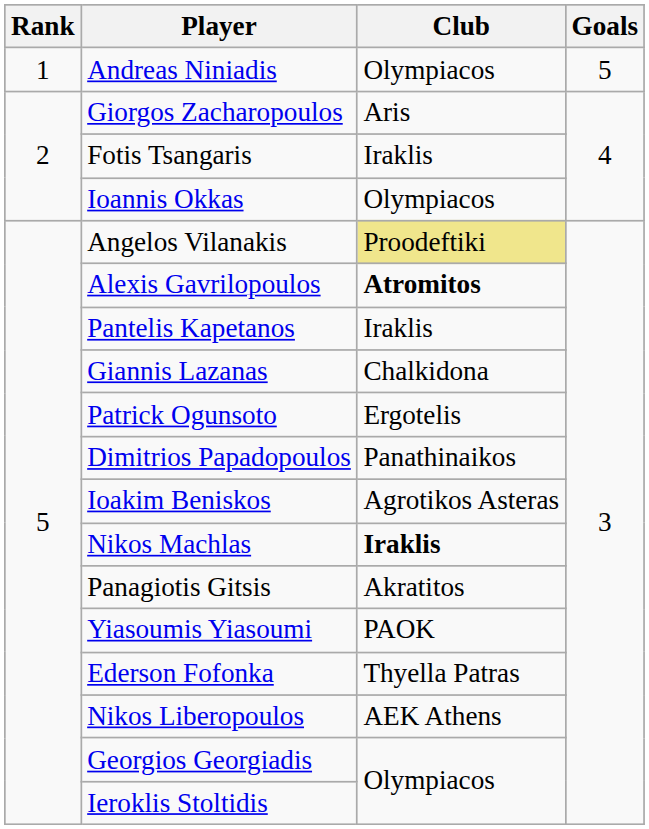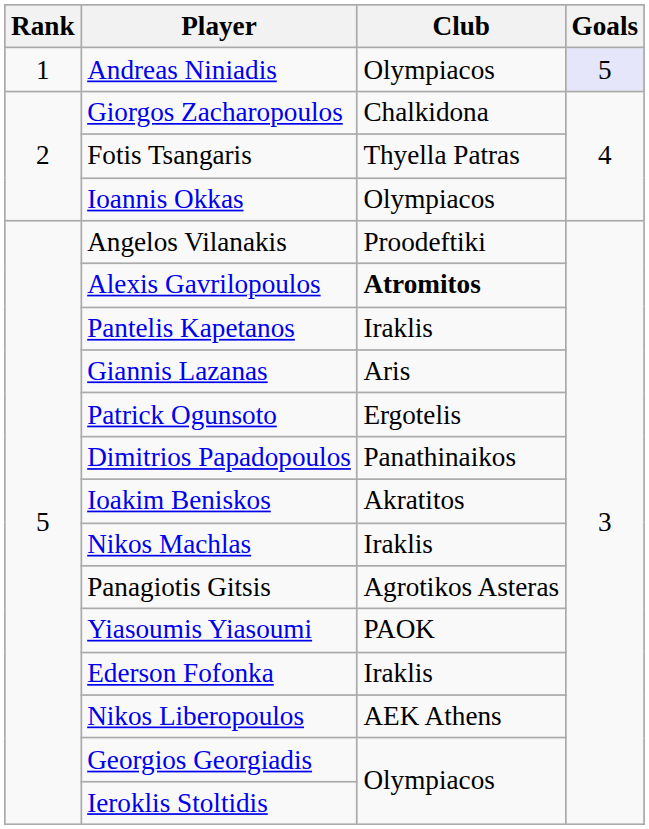(605, 69) no background -> (605, 69) lavender background
(387, 112) Aris -> (426, 112) Chalkidona
(398, 155) Iraklis -> (442, 155) Thyella Patras
(425, 241) khaki background -> (425, 241) no background
(426, 371) Chalkidona -> (387, 371) Aris
(461, 500) Agrotikos Asteras -> (414, 500) Akratitos
(402, 543) bold -> (398, 543) normal
(414, 586) Akratitos -> (461, 586) Agrotikos Asteras
(442, 673) Thyella Patras -> (398, 673) Iraklis
